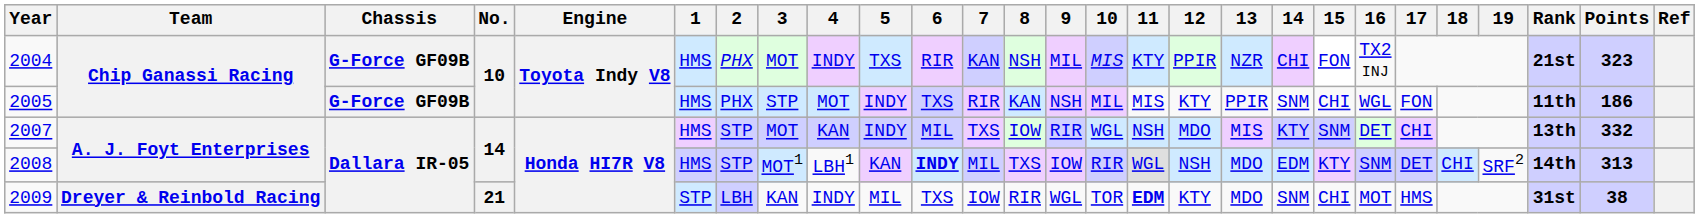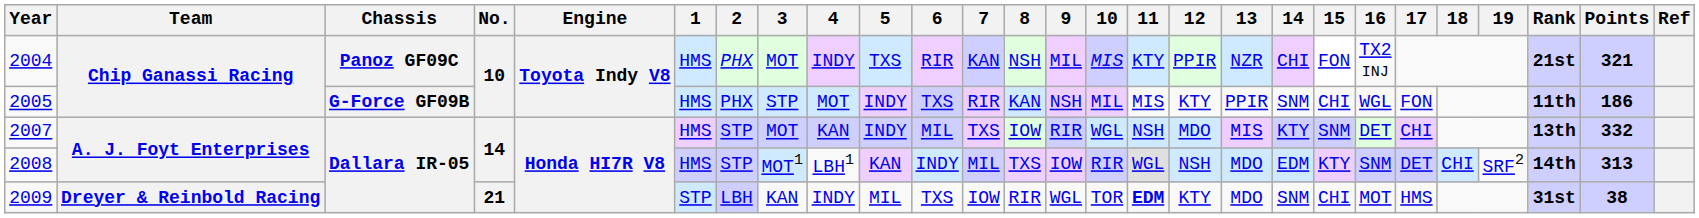(399, 61) G-Force GF09B -> (399, 61) Panoz GF09C
(1617, 61) 323 -> (1617, 61) 321
(937, 164) bold -> (937, 164) normal
